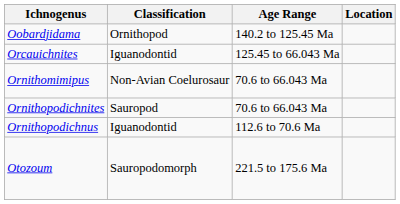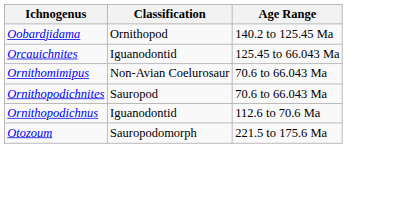- column: (369, 14)
